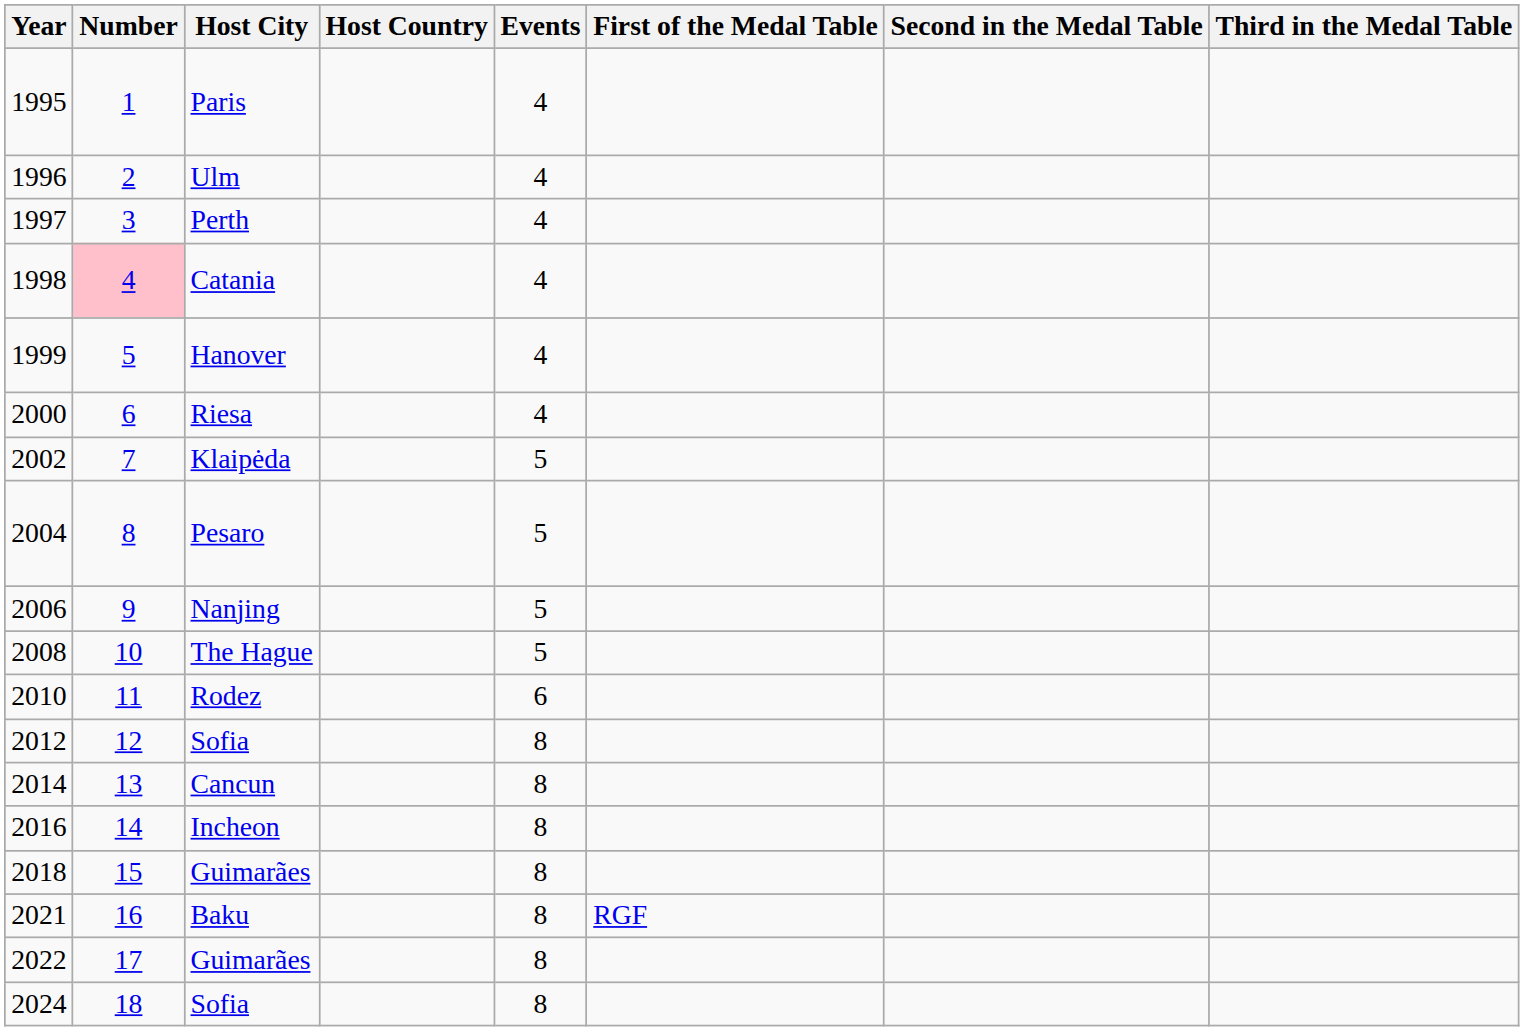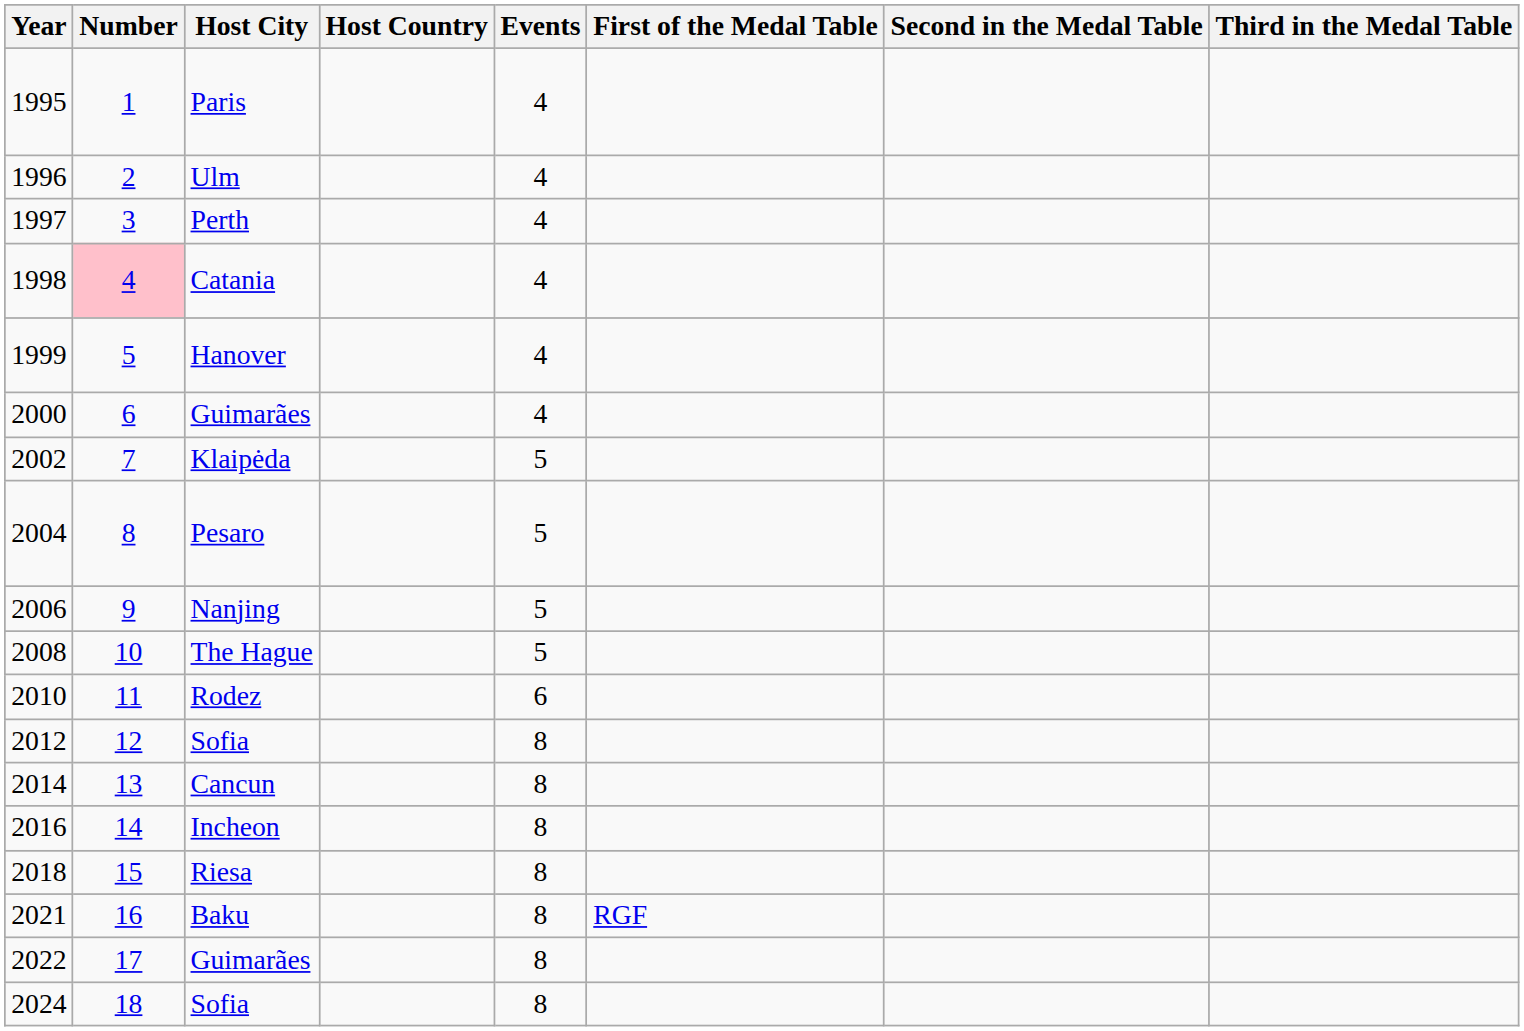(221, 414) Riesa -> (250, 414) Guimarães
(250, 871) Guimarães -> (221, 871) Riesa
